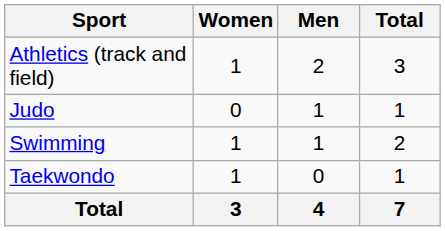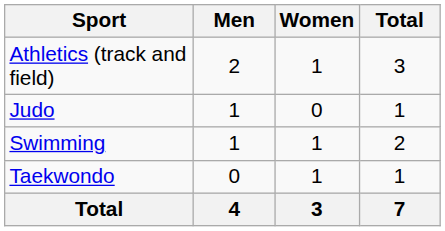columns swapped: (318, 20) <-> (236, 20)
